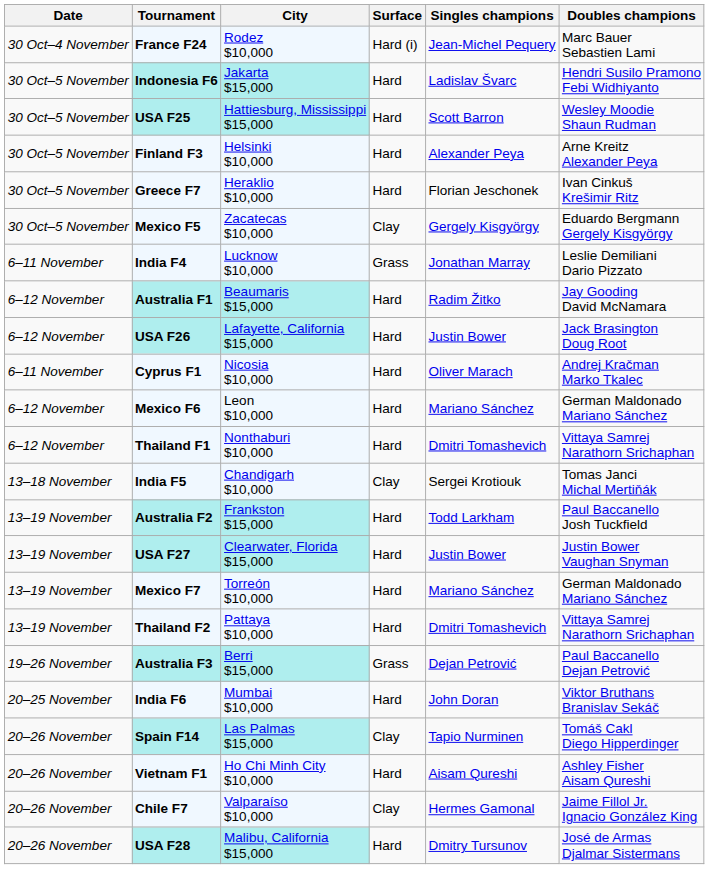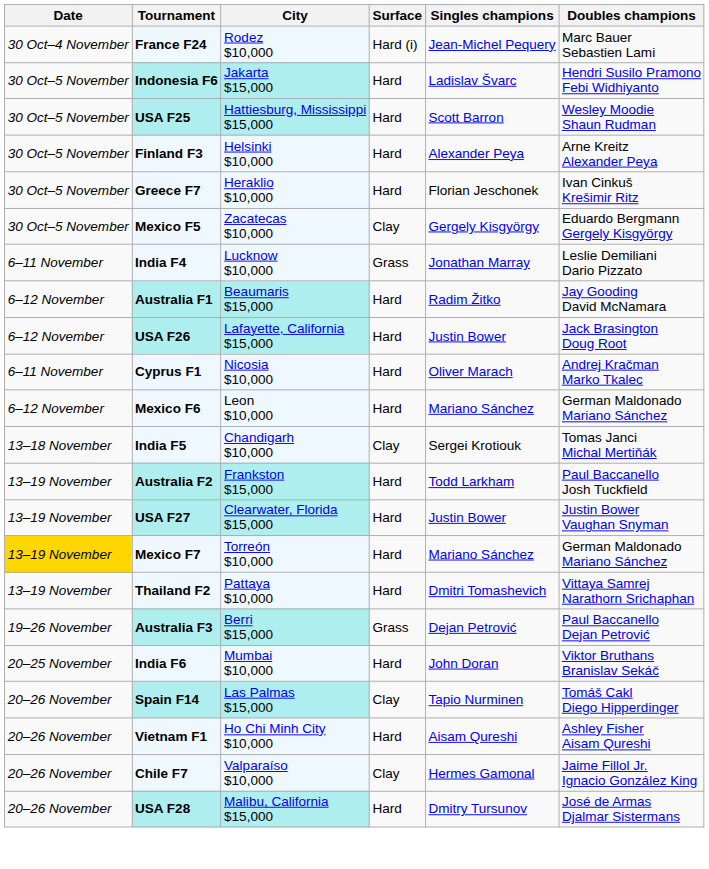- row: (173, 445)
(60, 591) no background -> (60, 554) gold background
